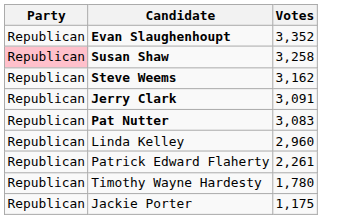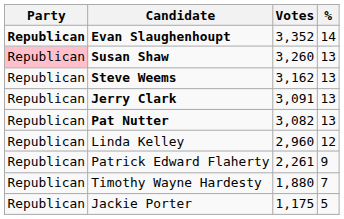+ column: (328, 15)
(46, 36) normal -> (46, 36) bold
(295, 57) 3,258 -> (295, 57) 3,260
(295, 120) 3,083 -> (295, 120) 3,082
(295, 183) 1,780 -> (295, 183) 1,880
